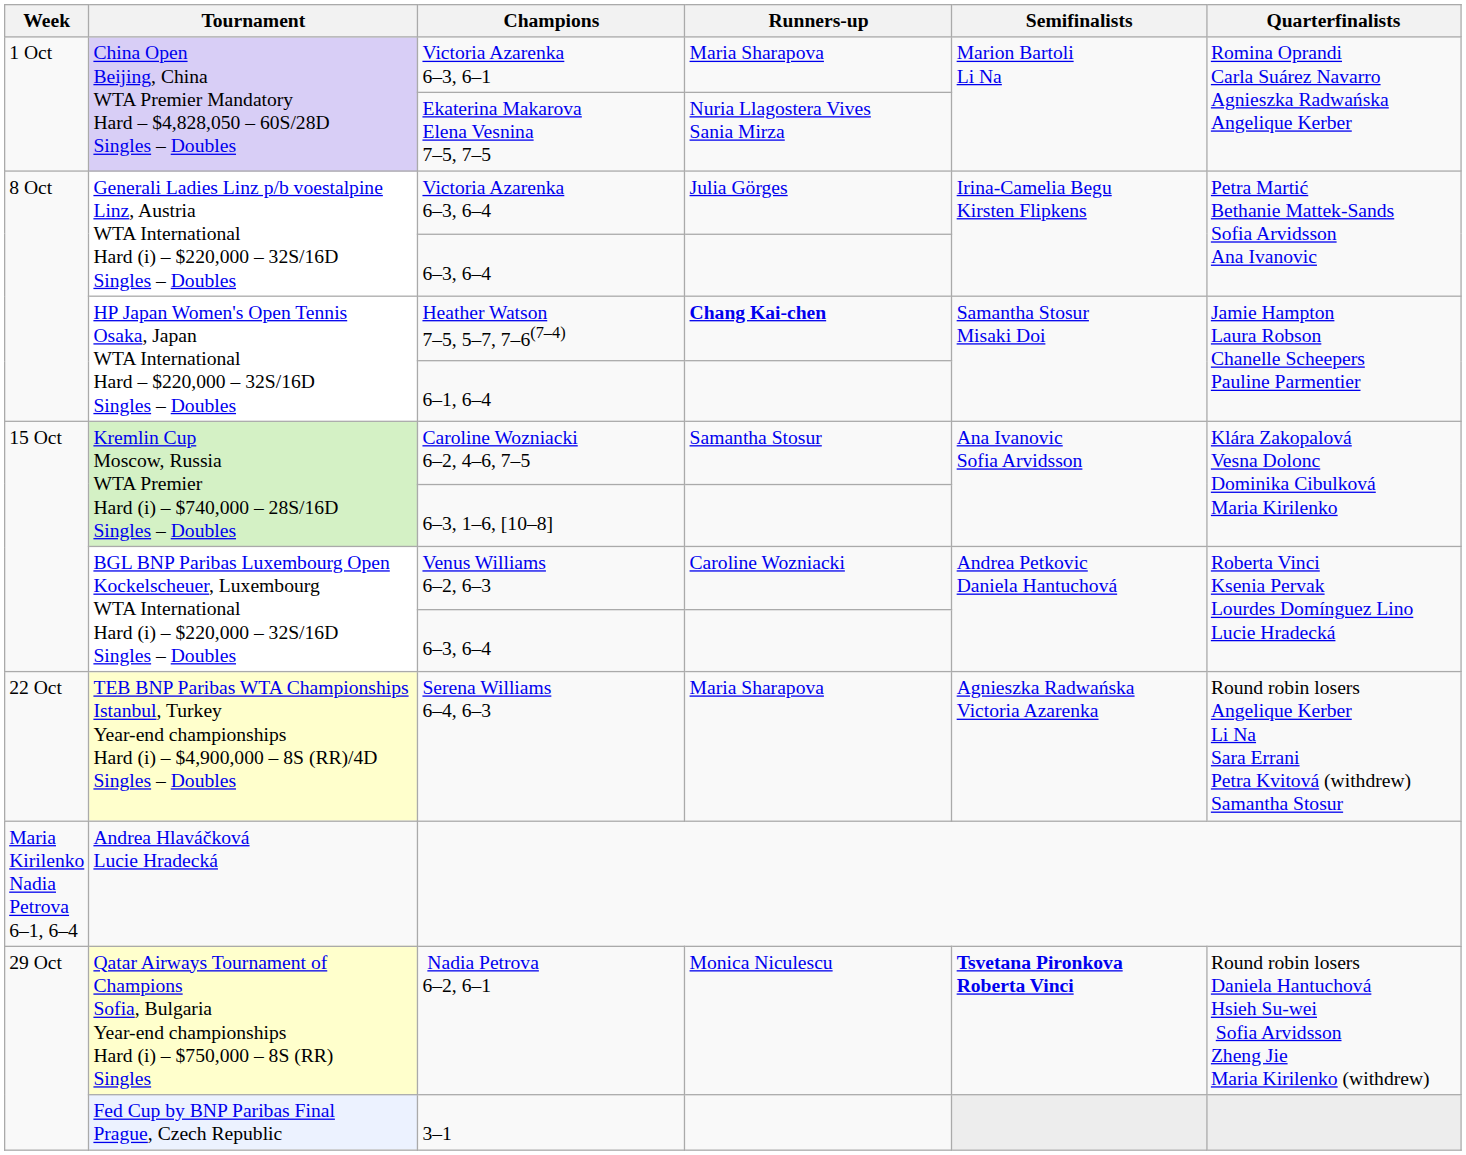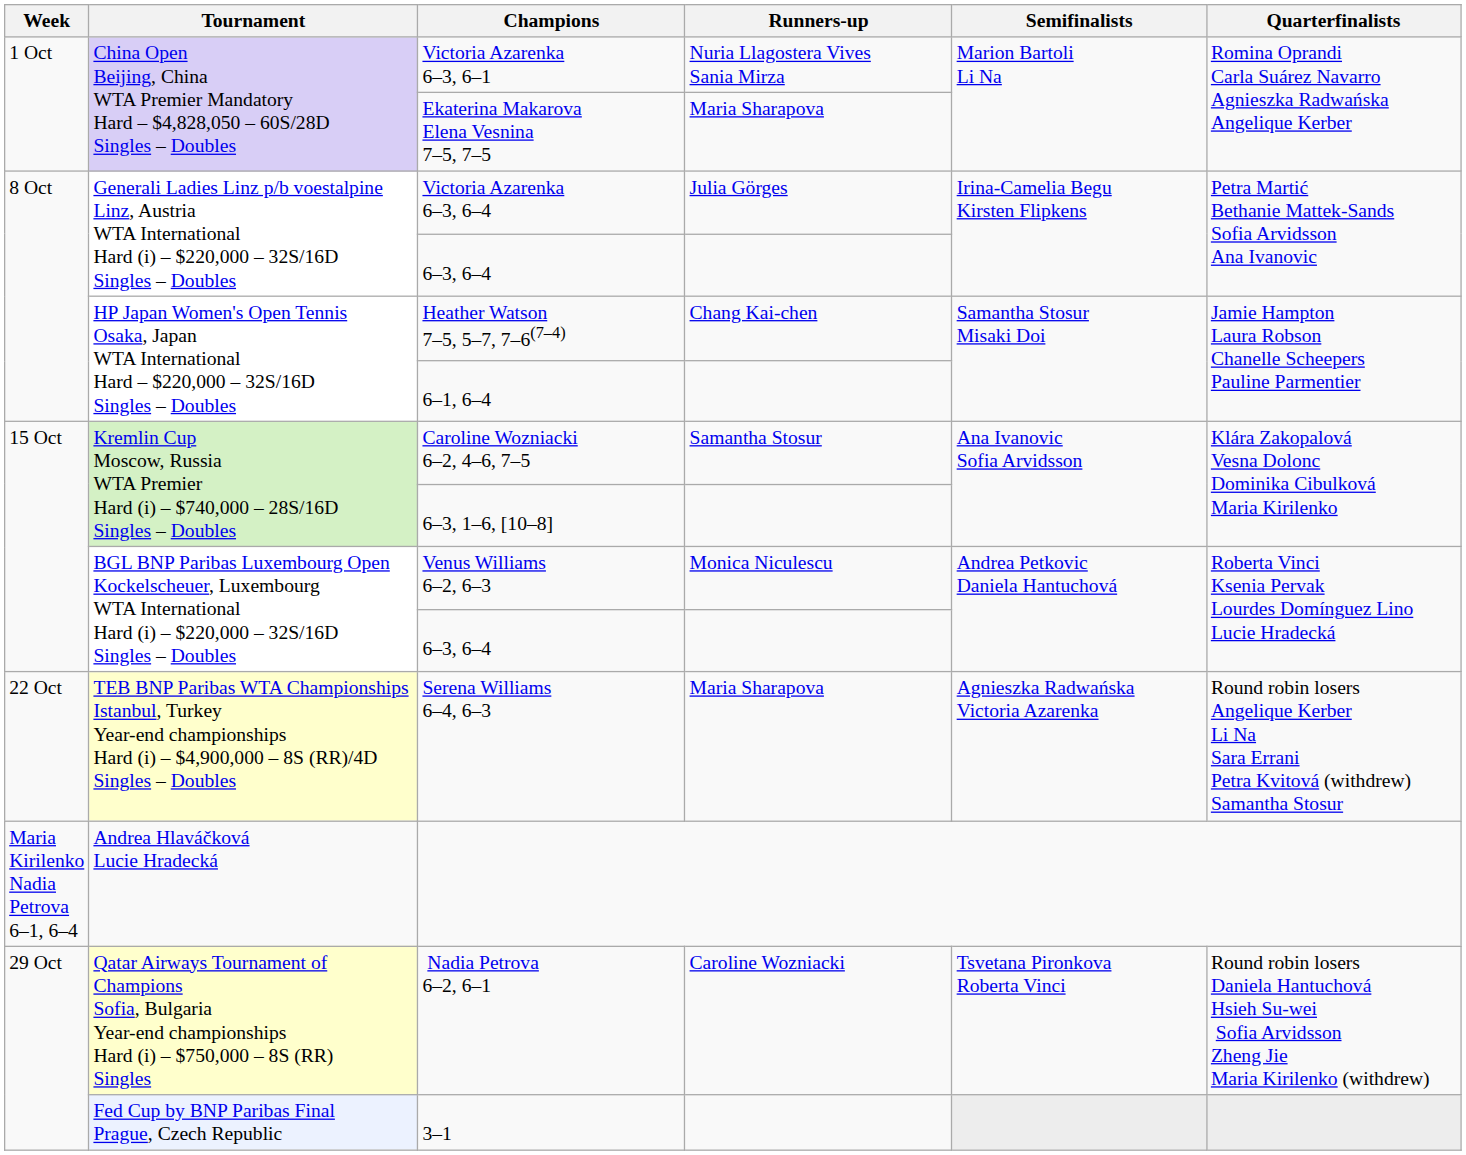(757, 53) Maria Sharapova -> (780, 64) Nuria Llagostera Vives Sania Mirza
(780, 120) Nuria Llagostera Vives Sania Mirza -> (757, 108) Maria Sharapova
(758, 312) bold -> (753, 312) normal
(767, 563) Caroline Wozniacki -> (761, 563) Monica Niculescu
(761, 961) Monica Niculescu -> (767, 961) Caroline Wozniacki
(1040, 973) bold -> (1034, 973) normal
